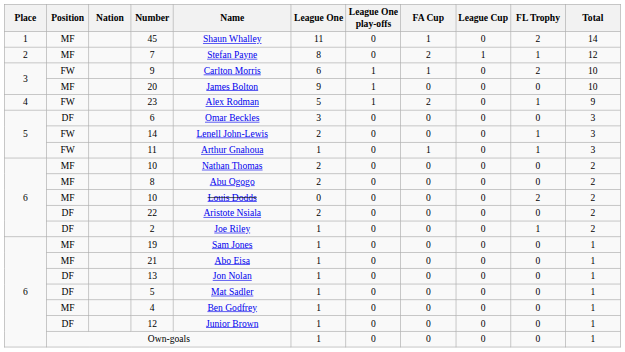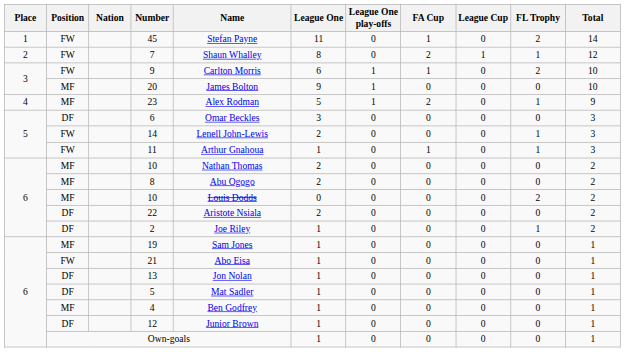(68, 39) MF -> (68, 39) FW
(232, 39) Shaun Whalley -> (232, 39) Stefan Payne
(68, 55) MF -> (68, 55) FW
(232, 55) Stefan Payne -> (232, 55) Shaun Whalley
(68, 102) FW -> (68, 102) MF
(68, 260) MF -> (68, 260) FW
